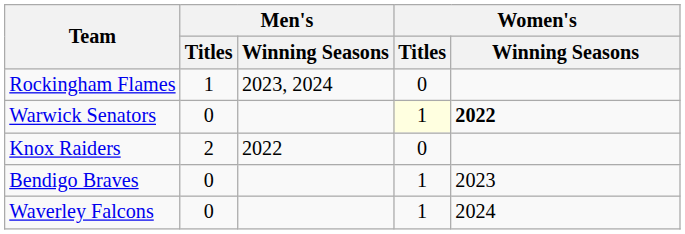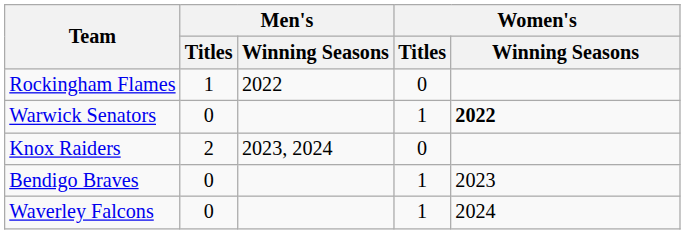(287, 84) 2023, 2024 -> (262, 84) 2022
(422, 116) lightyellow background -> (422, 116) no background
(262, 148) 2022 -> (287, 148) 2023, 2024
